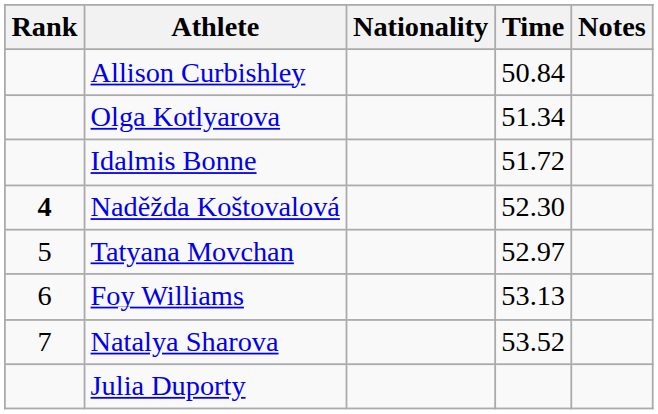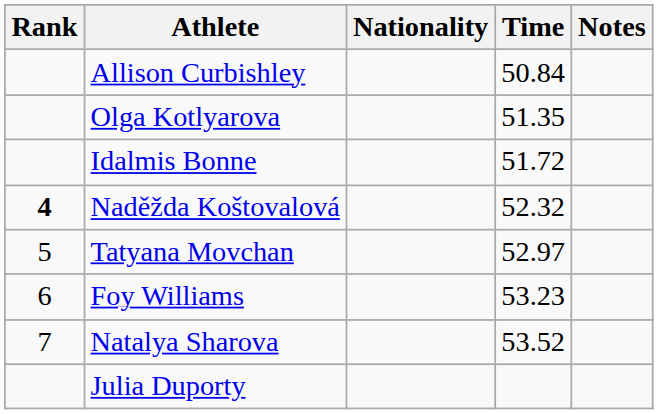(533, 116) 51.34 -> (533, 116) 51.35
(533, 206) 52.30 -> (533, 206) 52.32
(533, 296) 53.13 -> (533, 296) 53.23
